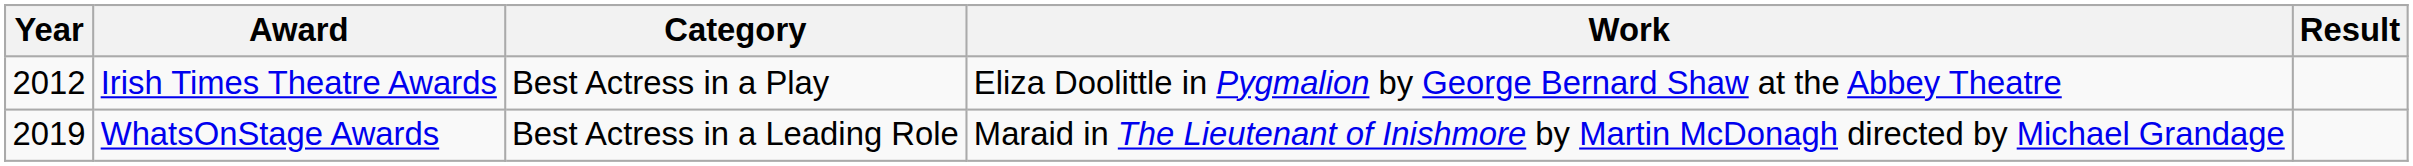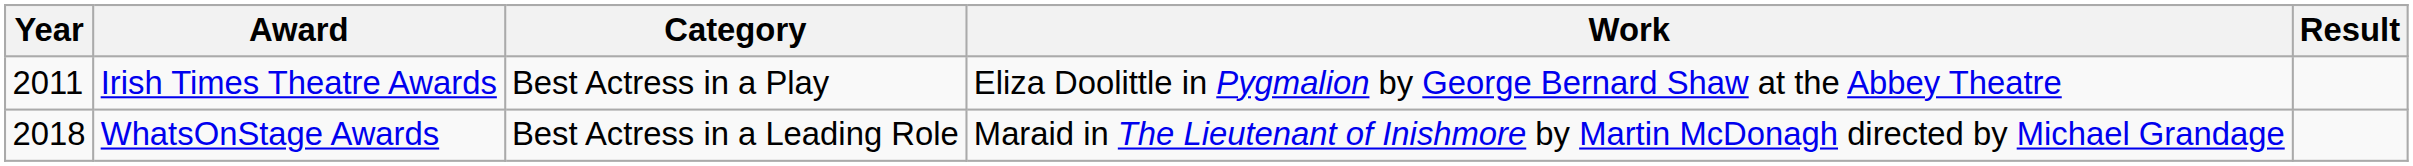(49, 82) 2012 -> (48, 82) 2011
(49, 134) 2019 -> (49, 134) 2018
